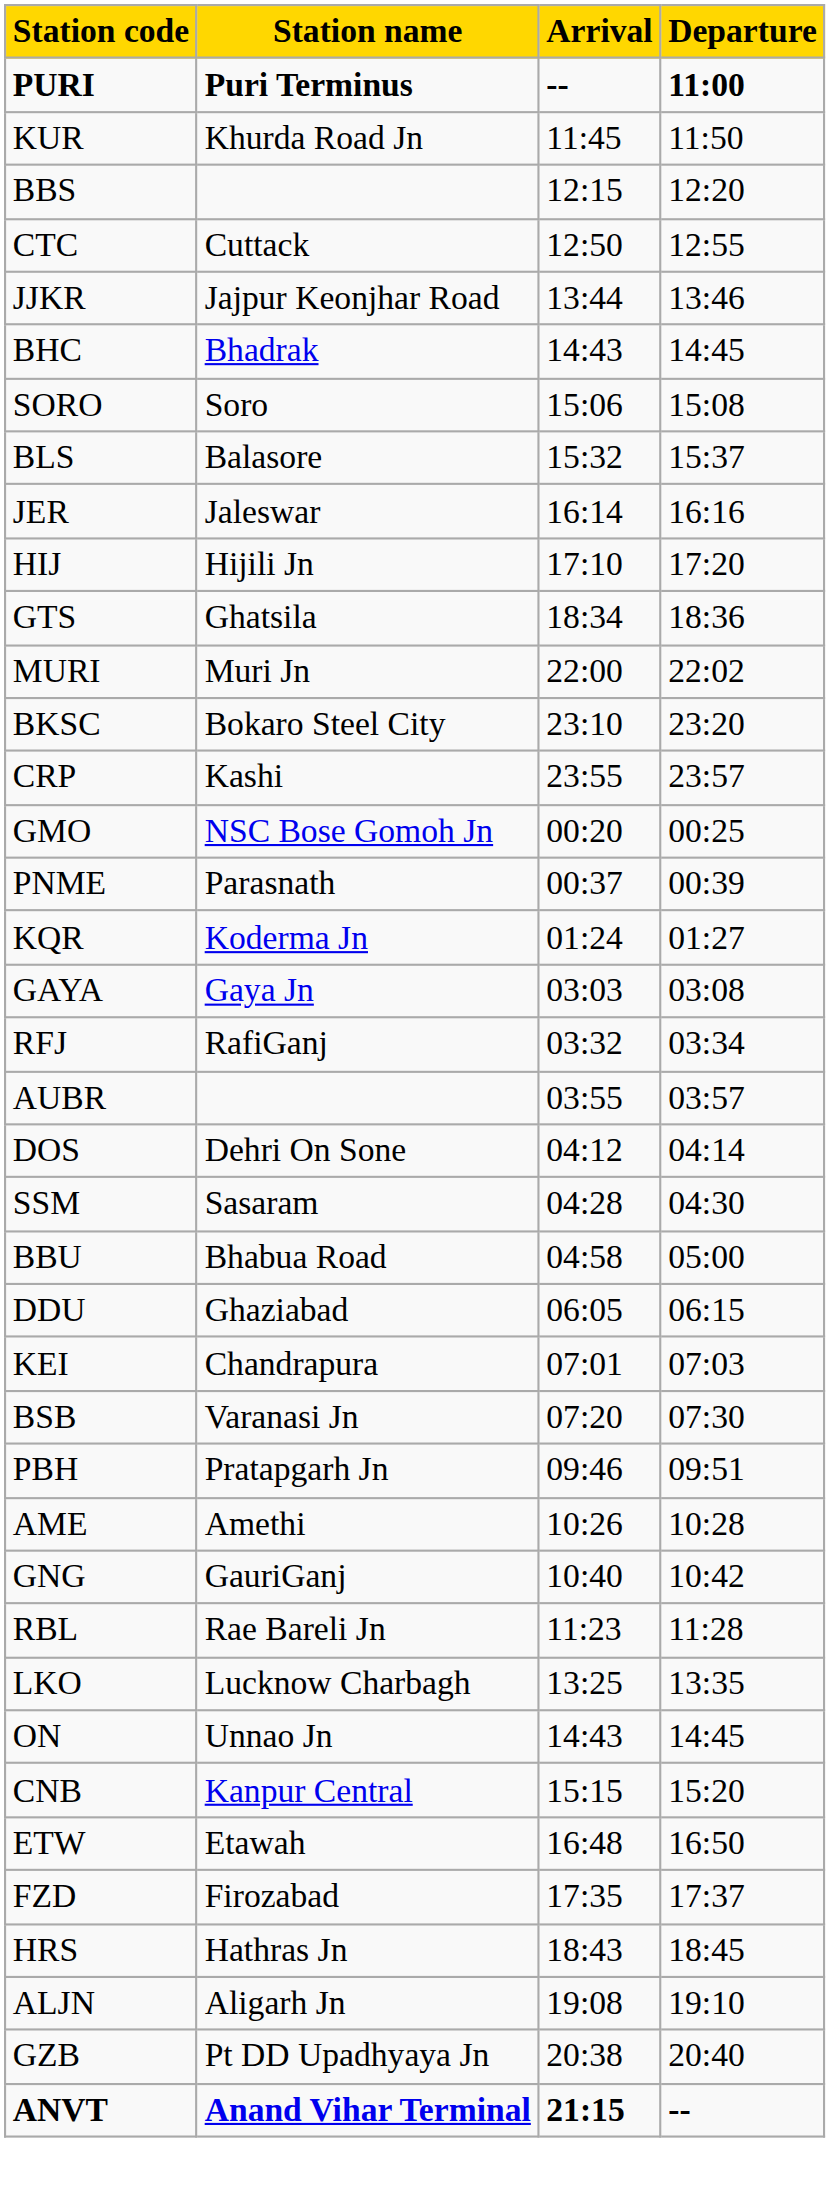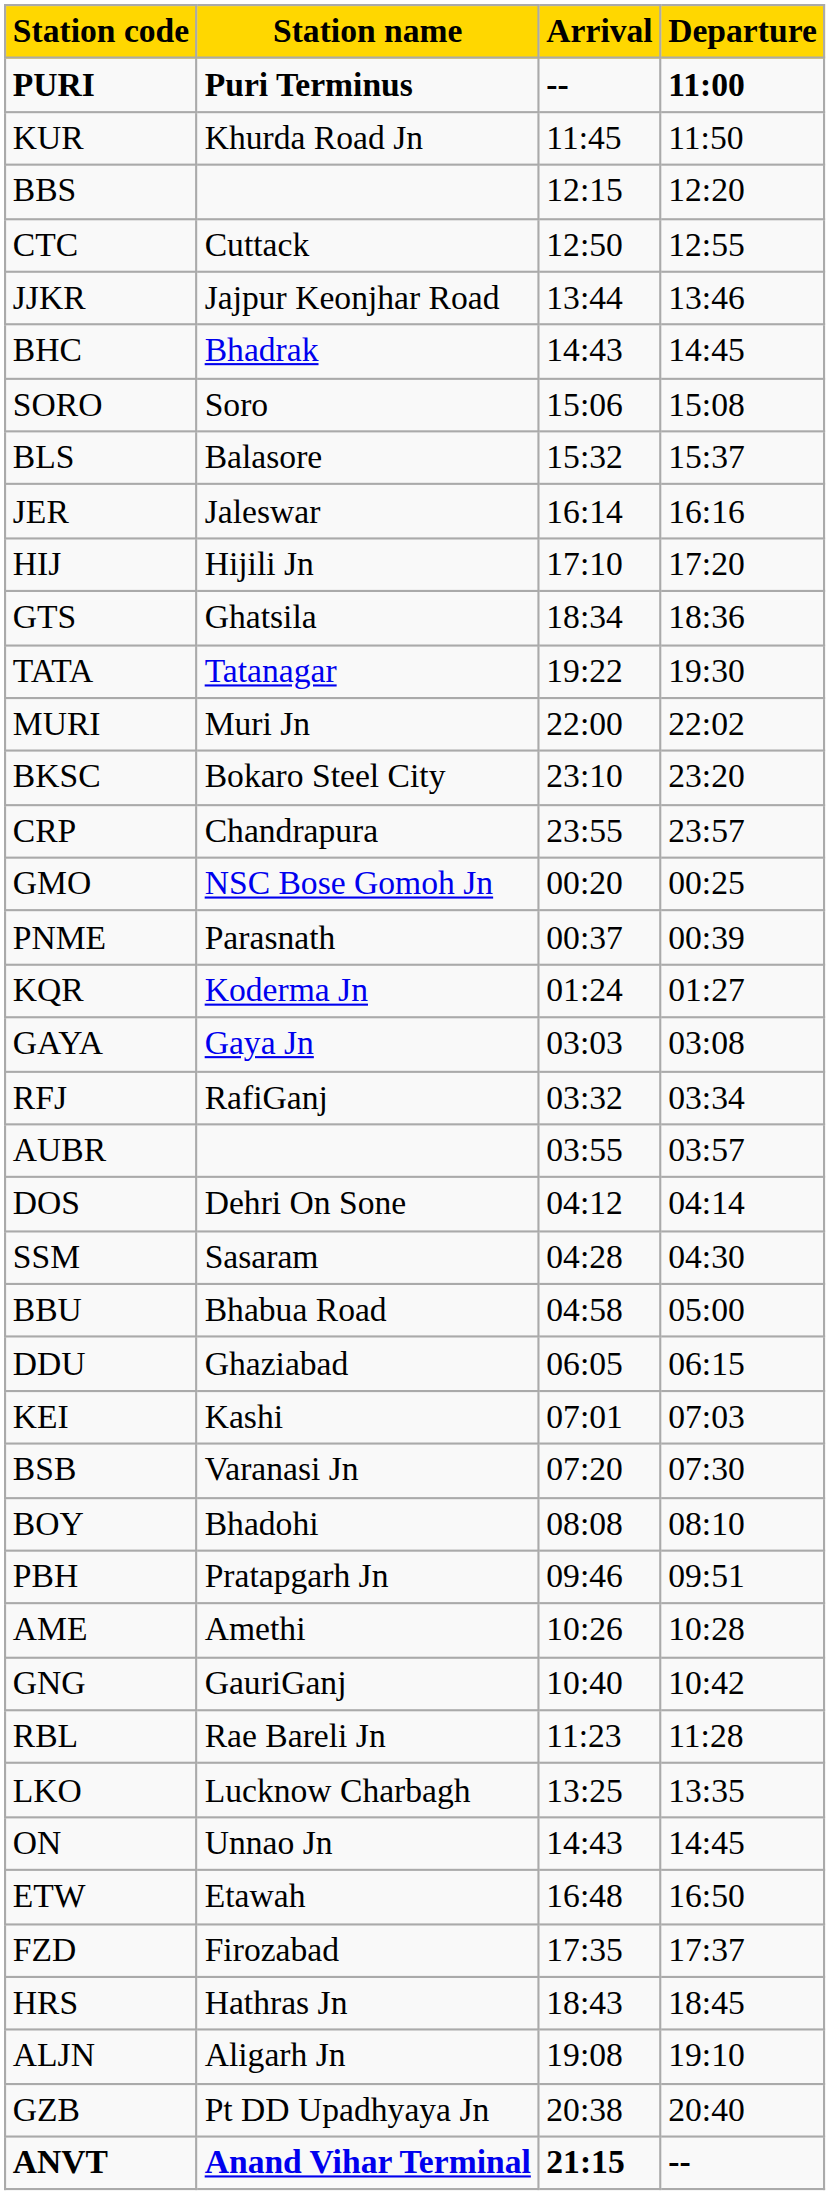+ row: (53, 670)
(244, 777) Kashi -> (291, 830) Chandrapura
(291, 1363) Chandrapura -> (244, 1416) Kashi
+ row: (48, 1523)
- row: (47, 1789)
